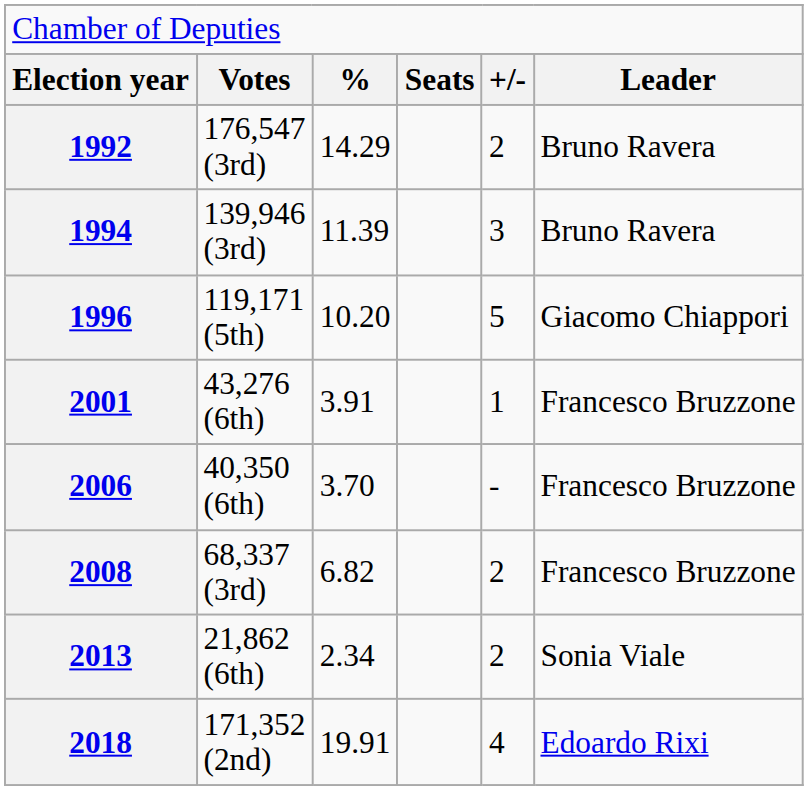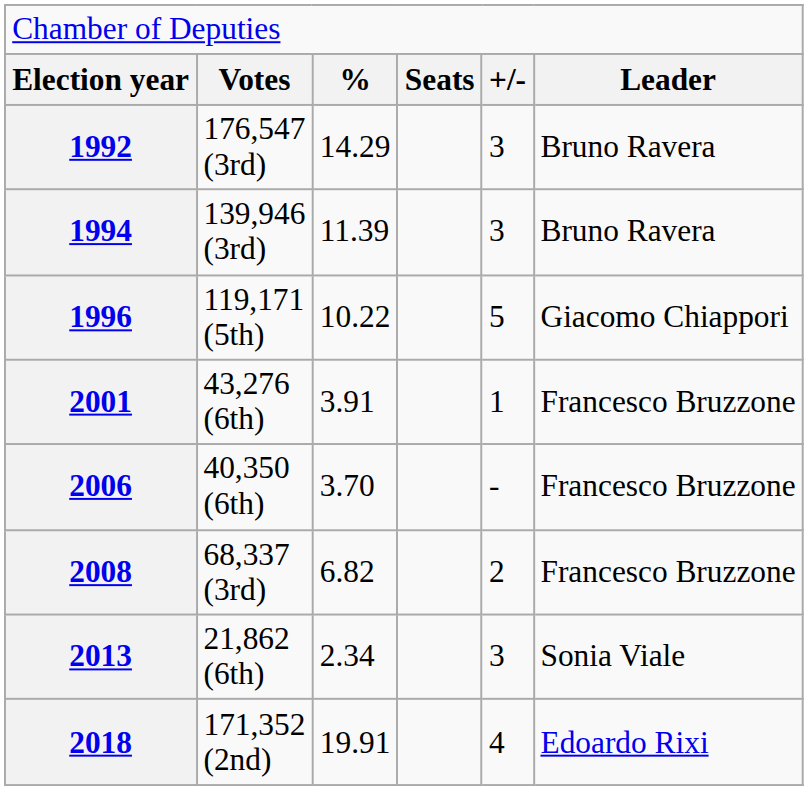(497, 146) 2 -> (497, 146) 3
(355, 316) 10.20 -> (355, 316) 10.22
(497, 656) 2 -> (497, 656) 3
